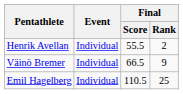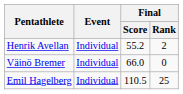(135, 47) 55.5 -> (135, 47) 55.2
(135, 63) 66.5 -> (135, 63) 66.0
(164, 63) 9 -> (164, 63) 0
